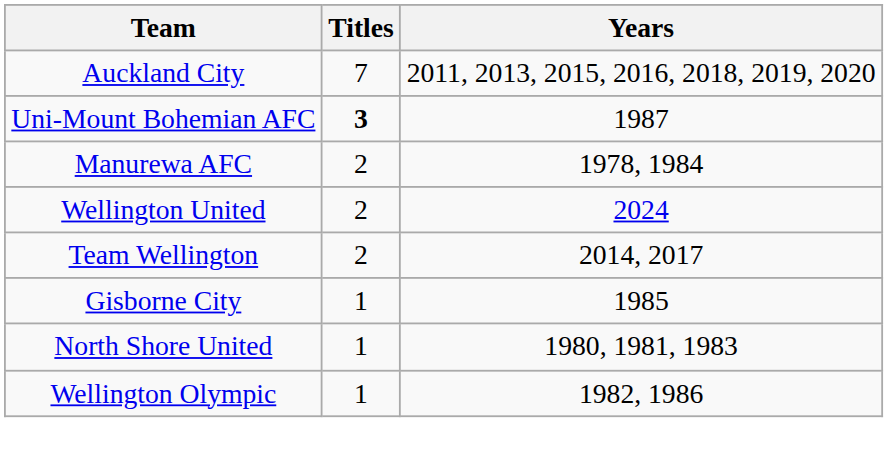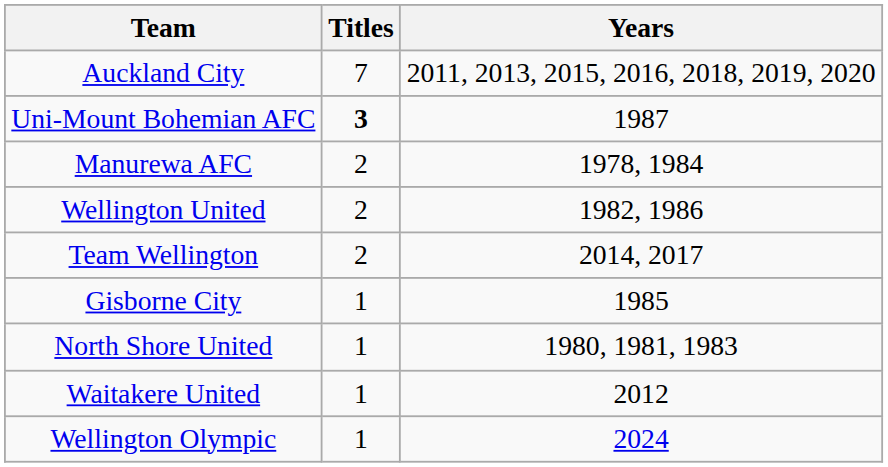(641, 209) 2024 -> (641, 209) 1982, 1986
+ row: (163, 392)
(641, 392) 1982, 1986 -> (641, 438) 2024
